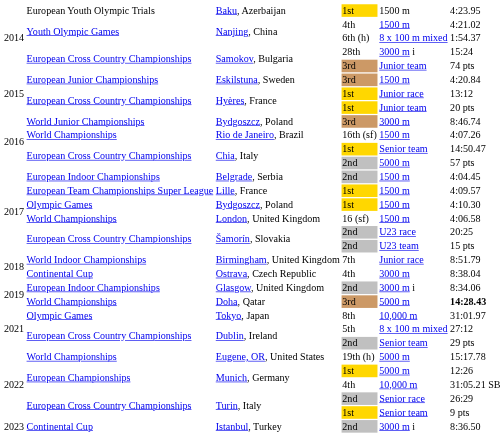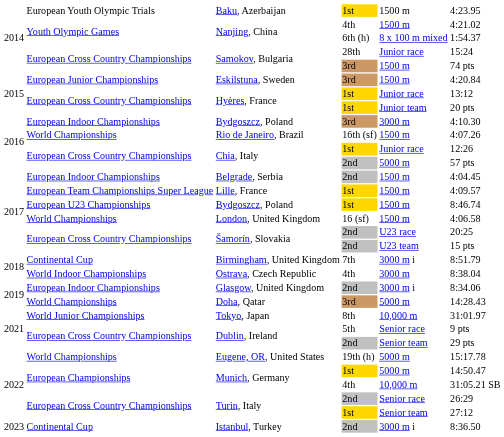(397, 52) 3000 m i -> (402, 52) Junior race
(403, 66) Junior team -> (395, 66) 1500 m
(86, 121) World Junior Championships -> (93, 121) European Indoor Championships
(465, 121) 8:46.74 -> (465, 121) 4:10.30
(403, 149) Senior team -> (402, 149) Junior race
(468, 149) 14:50.47 -> (462, 149) 12:26
(59, 204) Olympic Games -> (88, 204) European U23 Championships
(465, 204) 4:10.30 -> (465, 204) 8:46.74
(86, 260) World Indoor Championships -> (60, 260) Continental Cup
(402, 260) Junior race -> (397, 260) 3000 m i
(60, 274) Continental Cup -> (86, 274) World Indoor Championships
(468, 301) bold -> (468, 301) normal
(59, 315) Olympic Games -> (86, 315) World Junior Championships
(413, 329) 8 x 100 m mixed -> (402, 329) Senior race
(462, 329) 27:12 -> (460, 329) 9 pts
(462, 371) 12:26 -> (468, 371) 14:50.47
(460, 412) 9 pts -> (462, 412) 27:12
